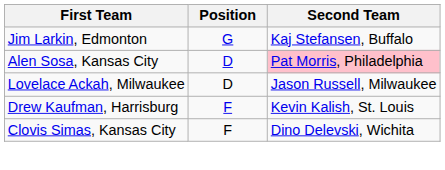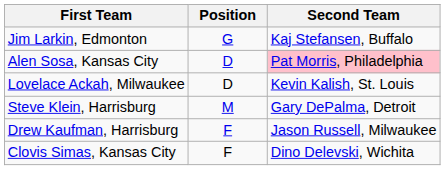(354, 84) Jason Russell, Milwaukee -> (342, 84) Kevin Kalish, St. Louis
+ row: (82, 107)
(342, 107) Kevin Kalish, St. Louis -> (354, 130) Jason Russell, Milwaukee
